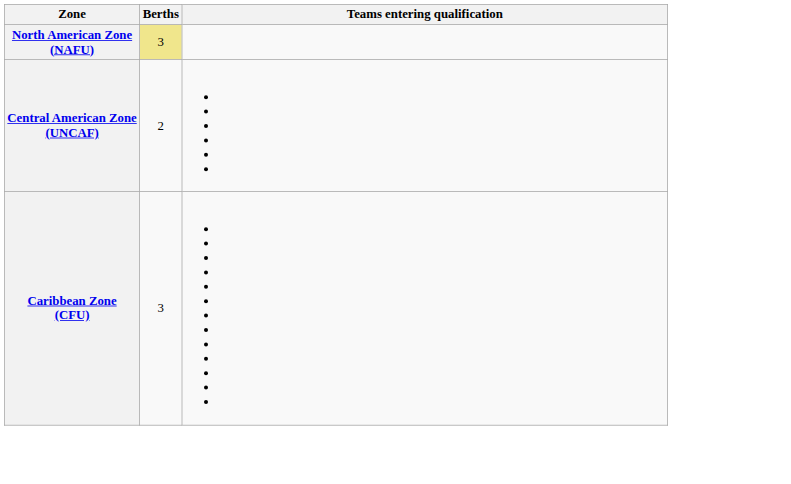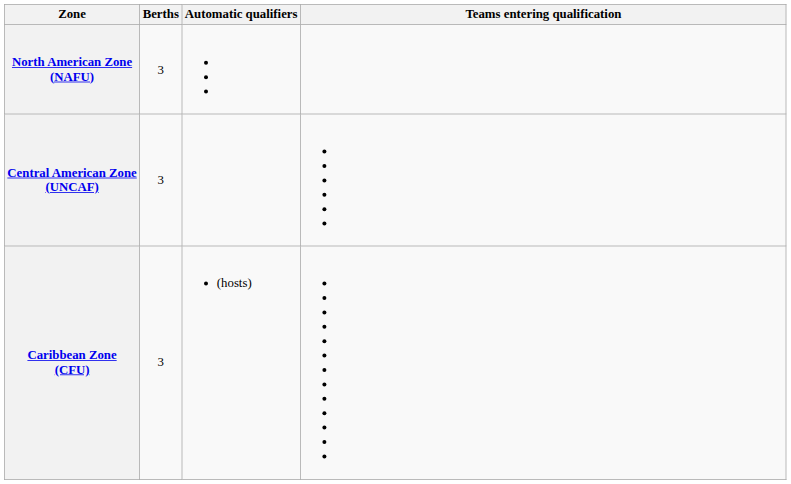+ column: (241, 14)
(161, 42) khaki background -> (161, 69) no background
(161, 125) 2 -> (161, 180) 3
